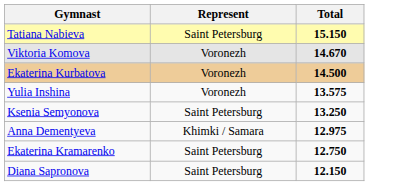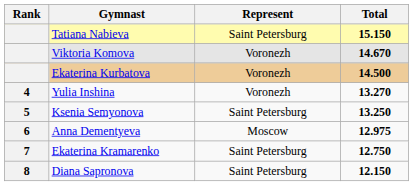+ column: (27, 14)
(330, 92) 13.575 -> (375, 92) 13.270
(223, 131) Khimki / Samara -> (268, 131) Moscow
